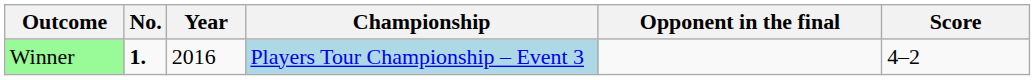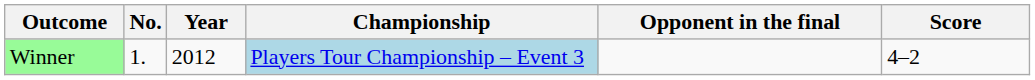(138, 56) bold -> (138, 56) normal
(194, 56) 2016 -> (194, 56) 2012
